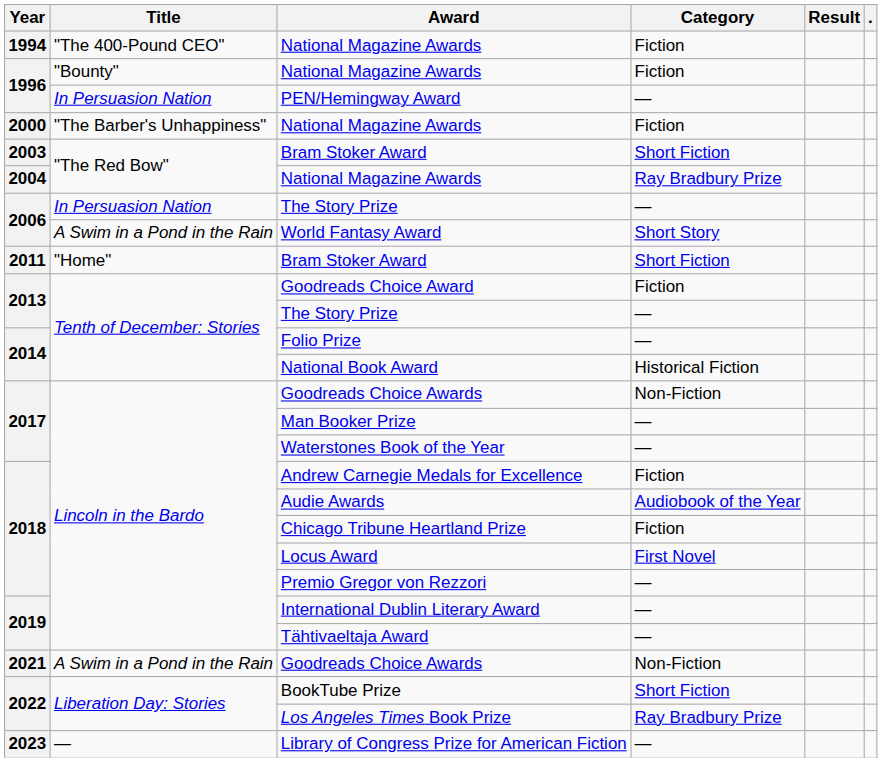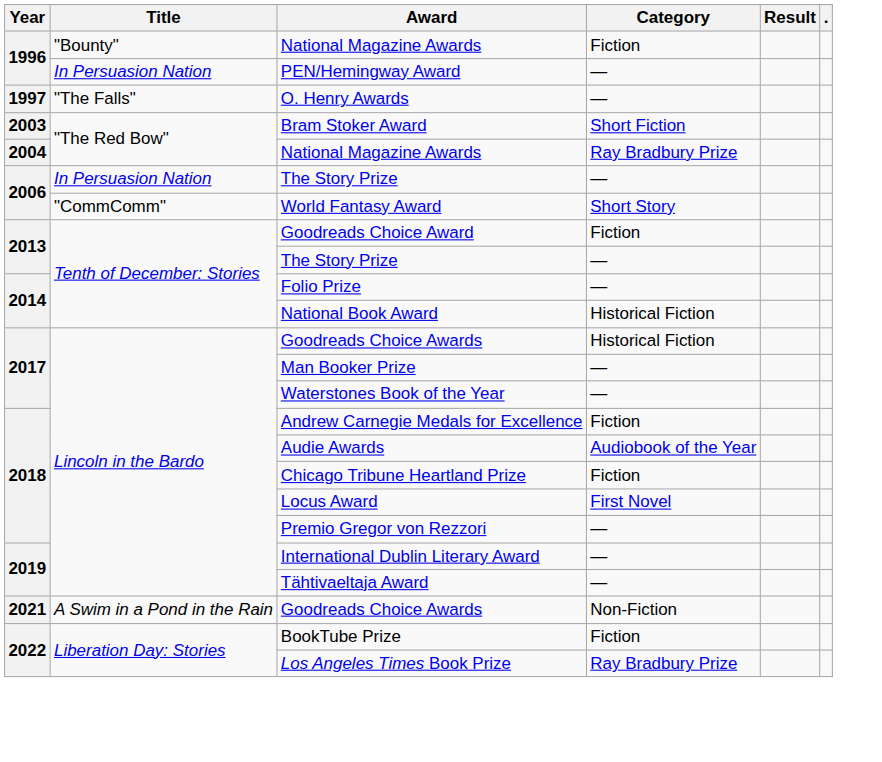- row: (27, 44)
+ row: (27, 98)
- row: (27, 125)
(163, 233) A Swim in a Pond in the Rain -> (110, 206) "CommComm"
- row: (27, 260)
(678, 394) Non-Fiction -> (653, 340) Historical Fiction
(682, 690) Short Fiction -> (615, 636) Fiction
- row: (27, 744)
